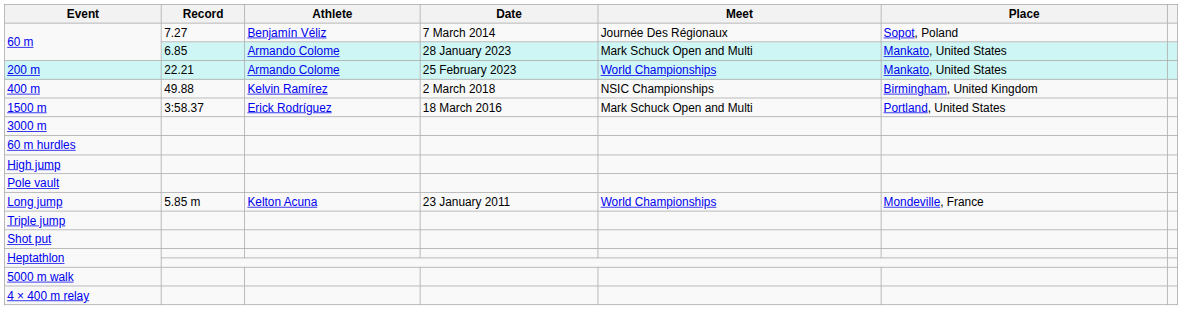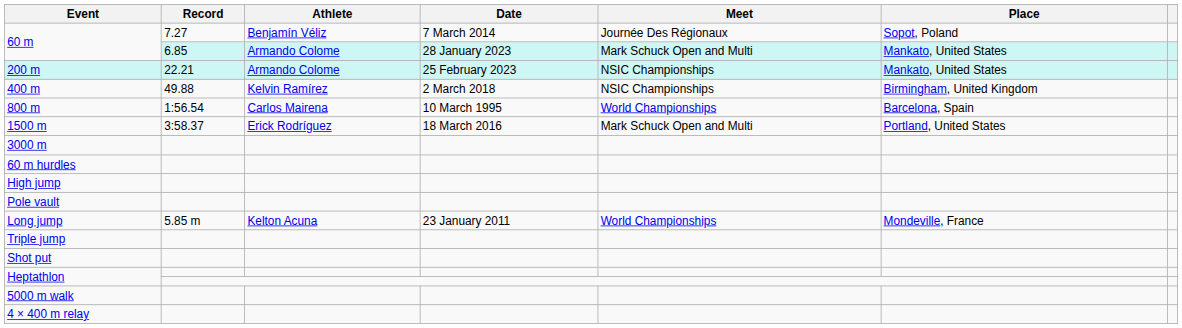(658, 70) World Championships -> (657, 70) NSIC Championships
+ row: (24, 108)
